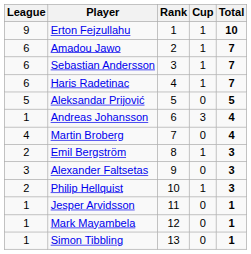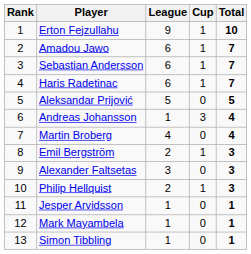columns swapped: (174, 13) <-> (26, 13)
